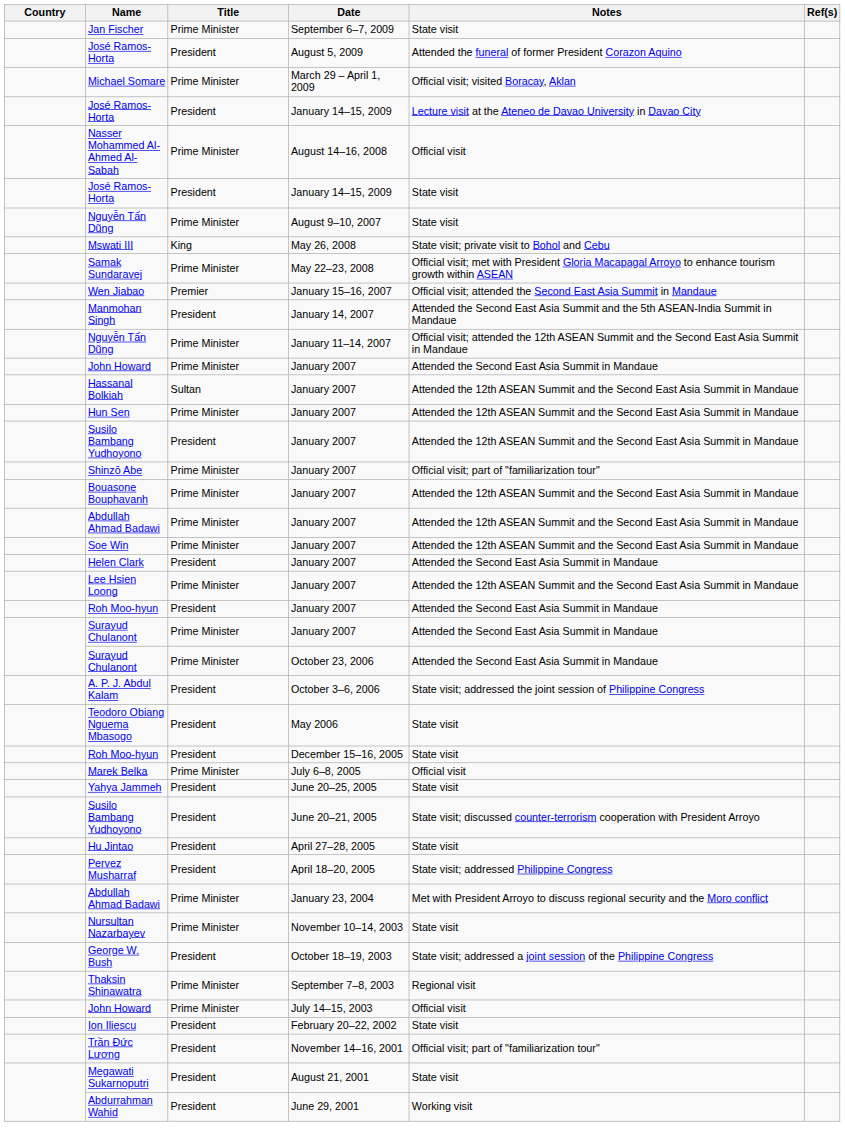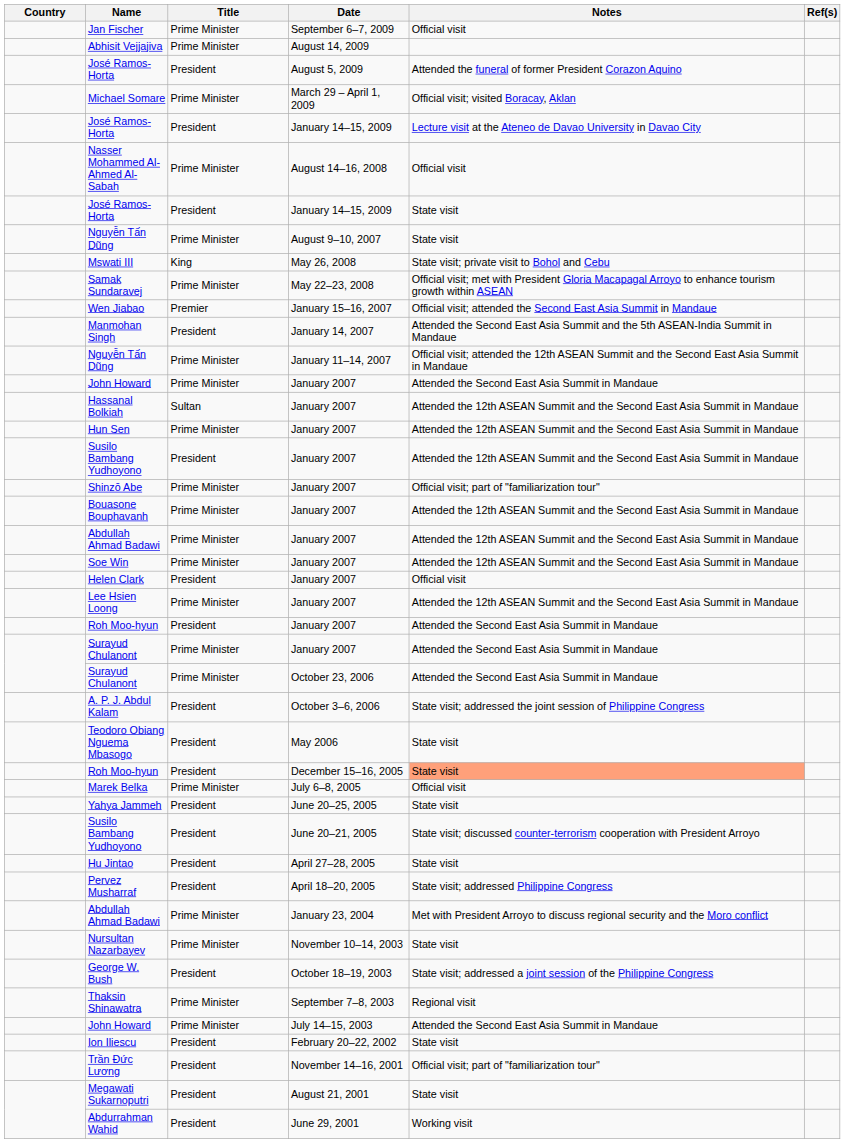(435, 30) State visit -> (439, 30) Official visit
+ row: (125, 47)
(535, 562) Attended the Second East Asia Summit in Mandaue -> (439, 579) Official visit
(435, 754) no background -> (435, 771) lightsalmon background
(439, 1008) Official visit -> (535, 1025) Attended the Second East Asia Summit in Mandaue
